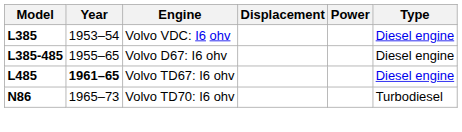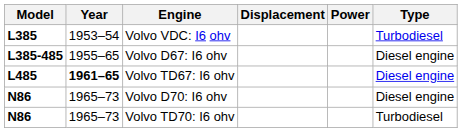(415, 35) Diesel engine -> (409, 35) Turbodiesel
+ row: (176, 96)
